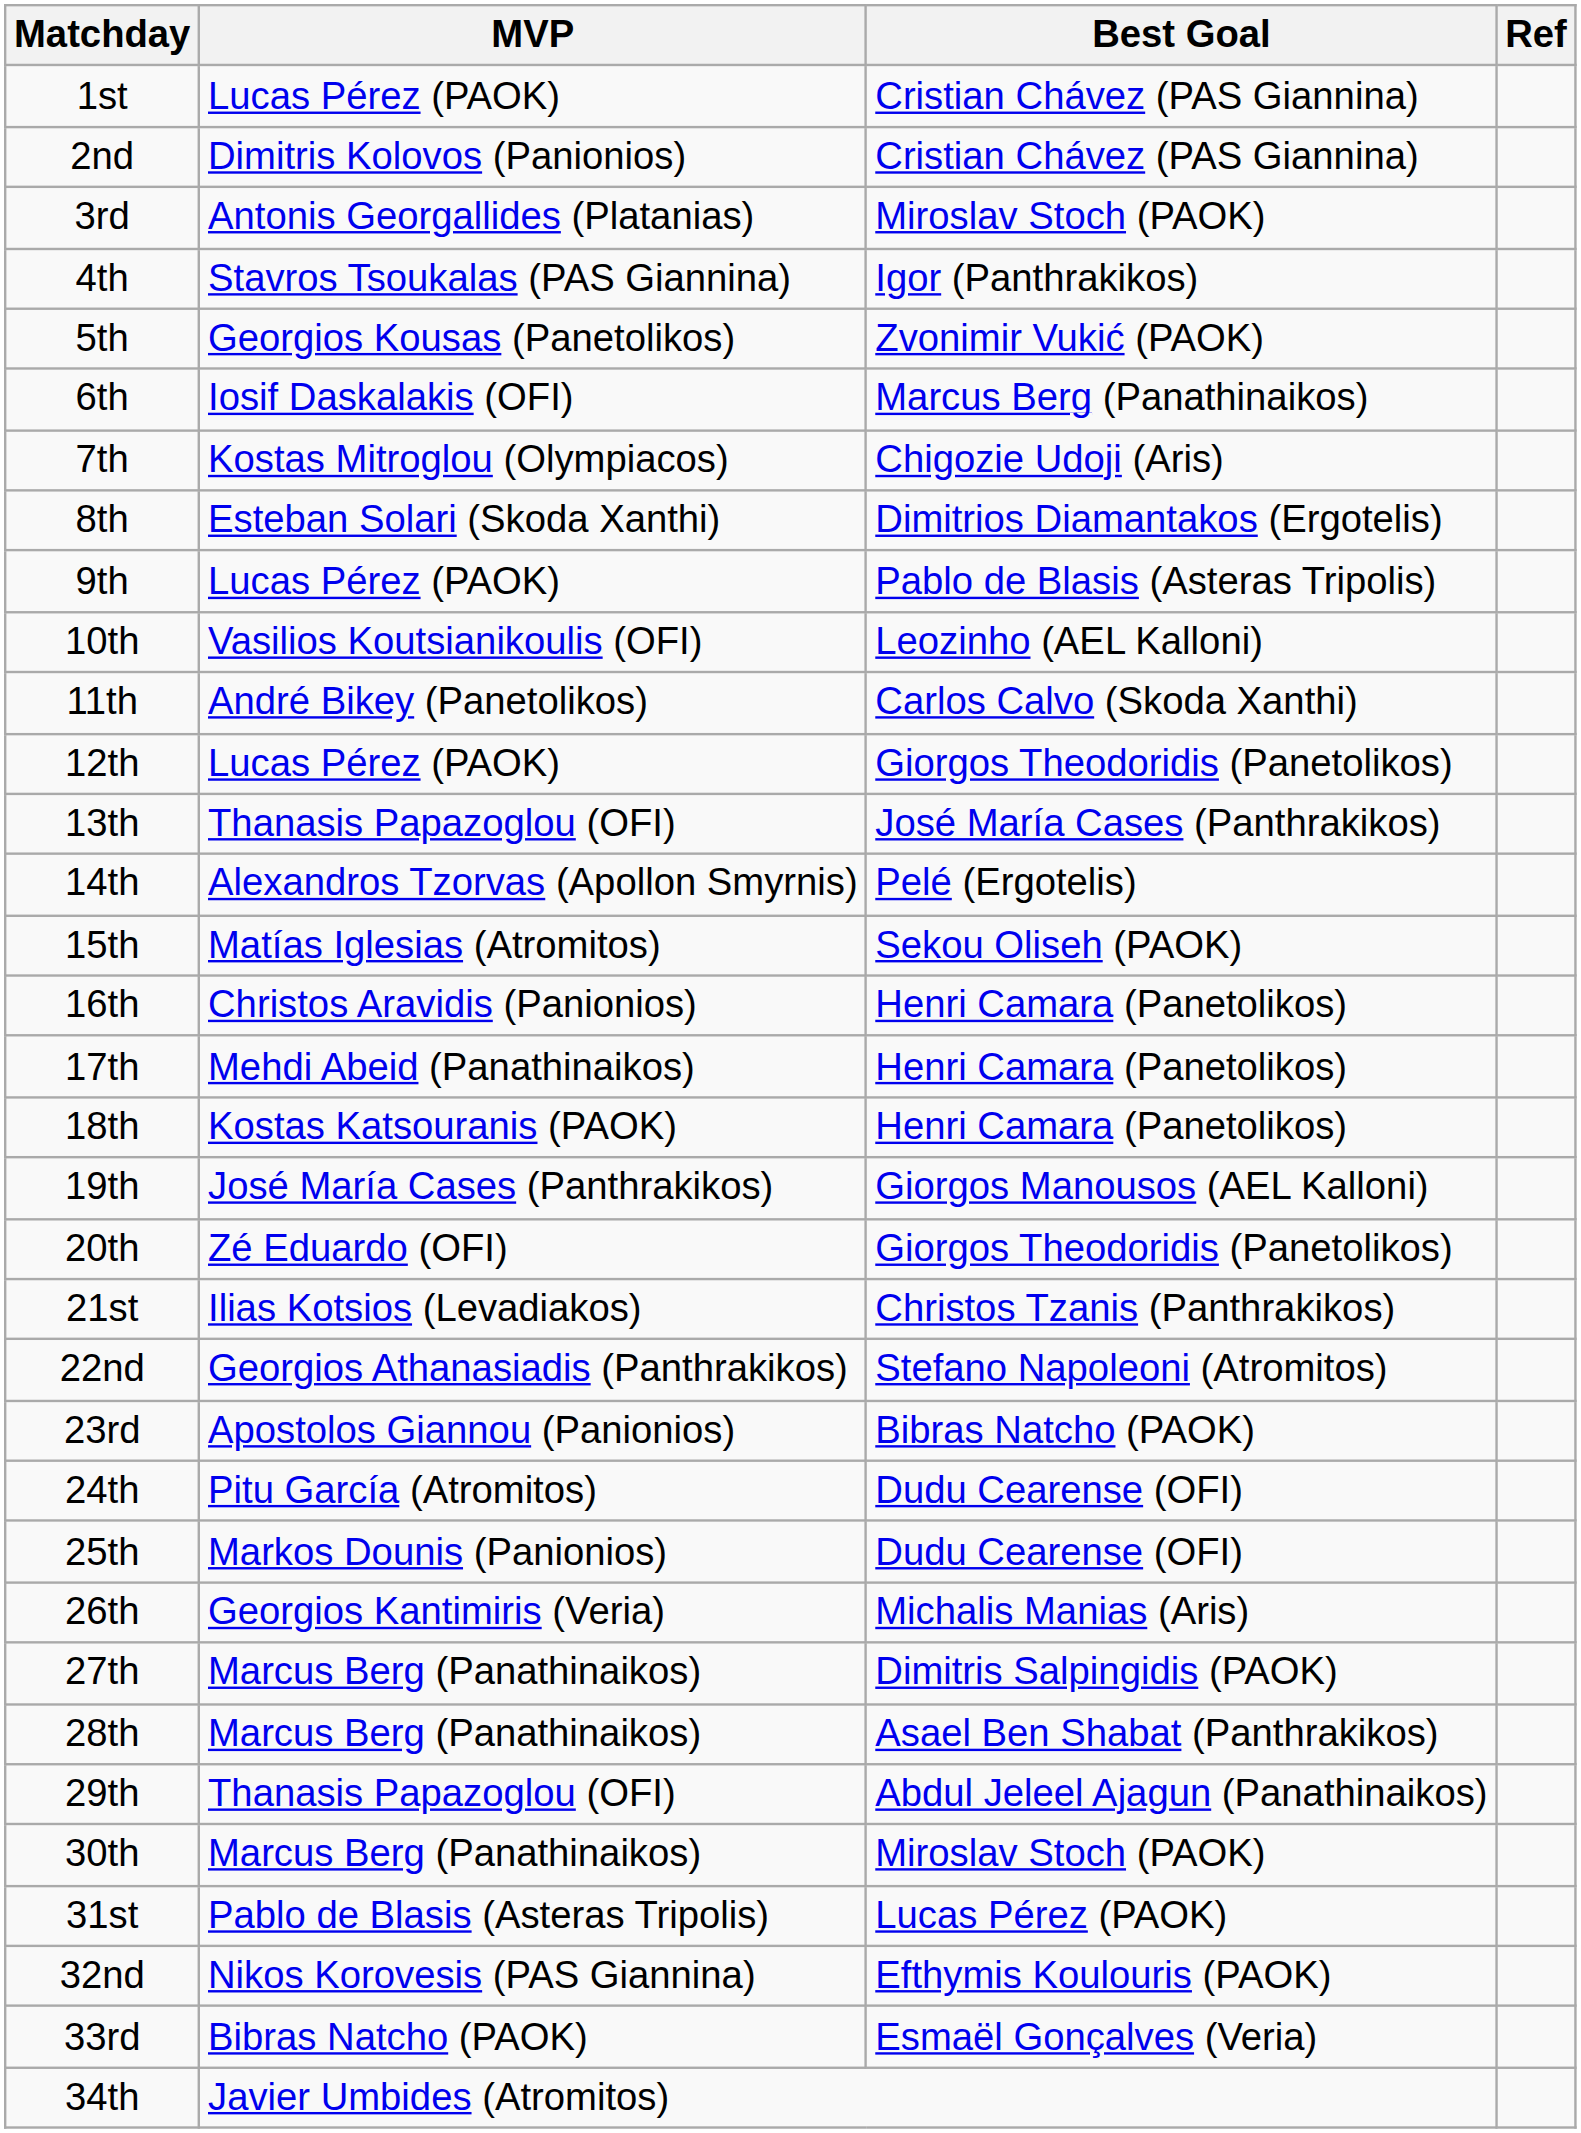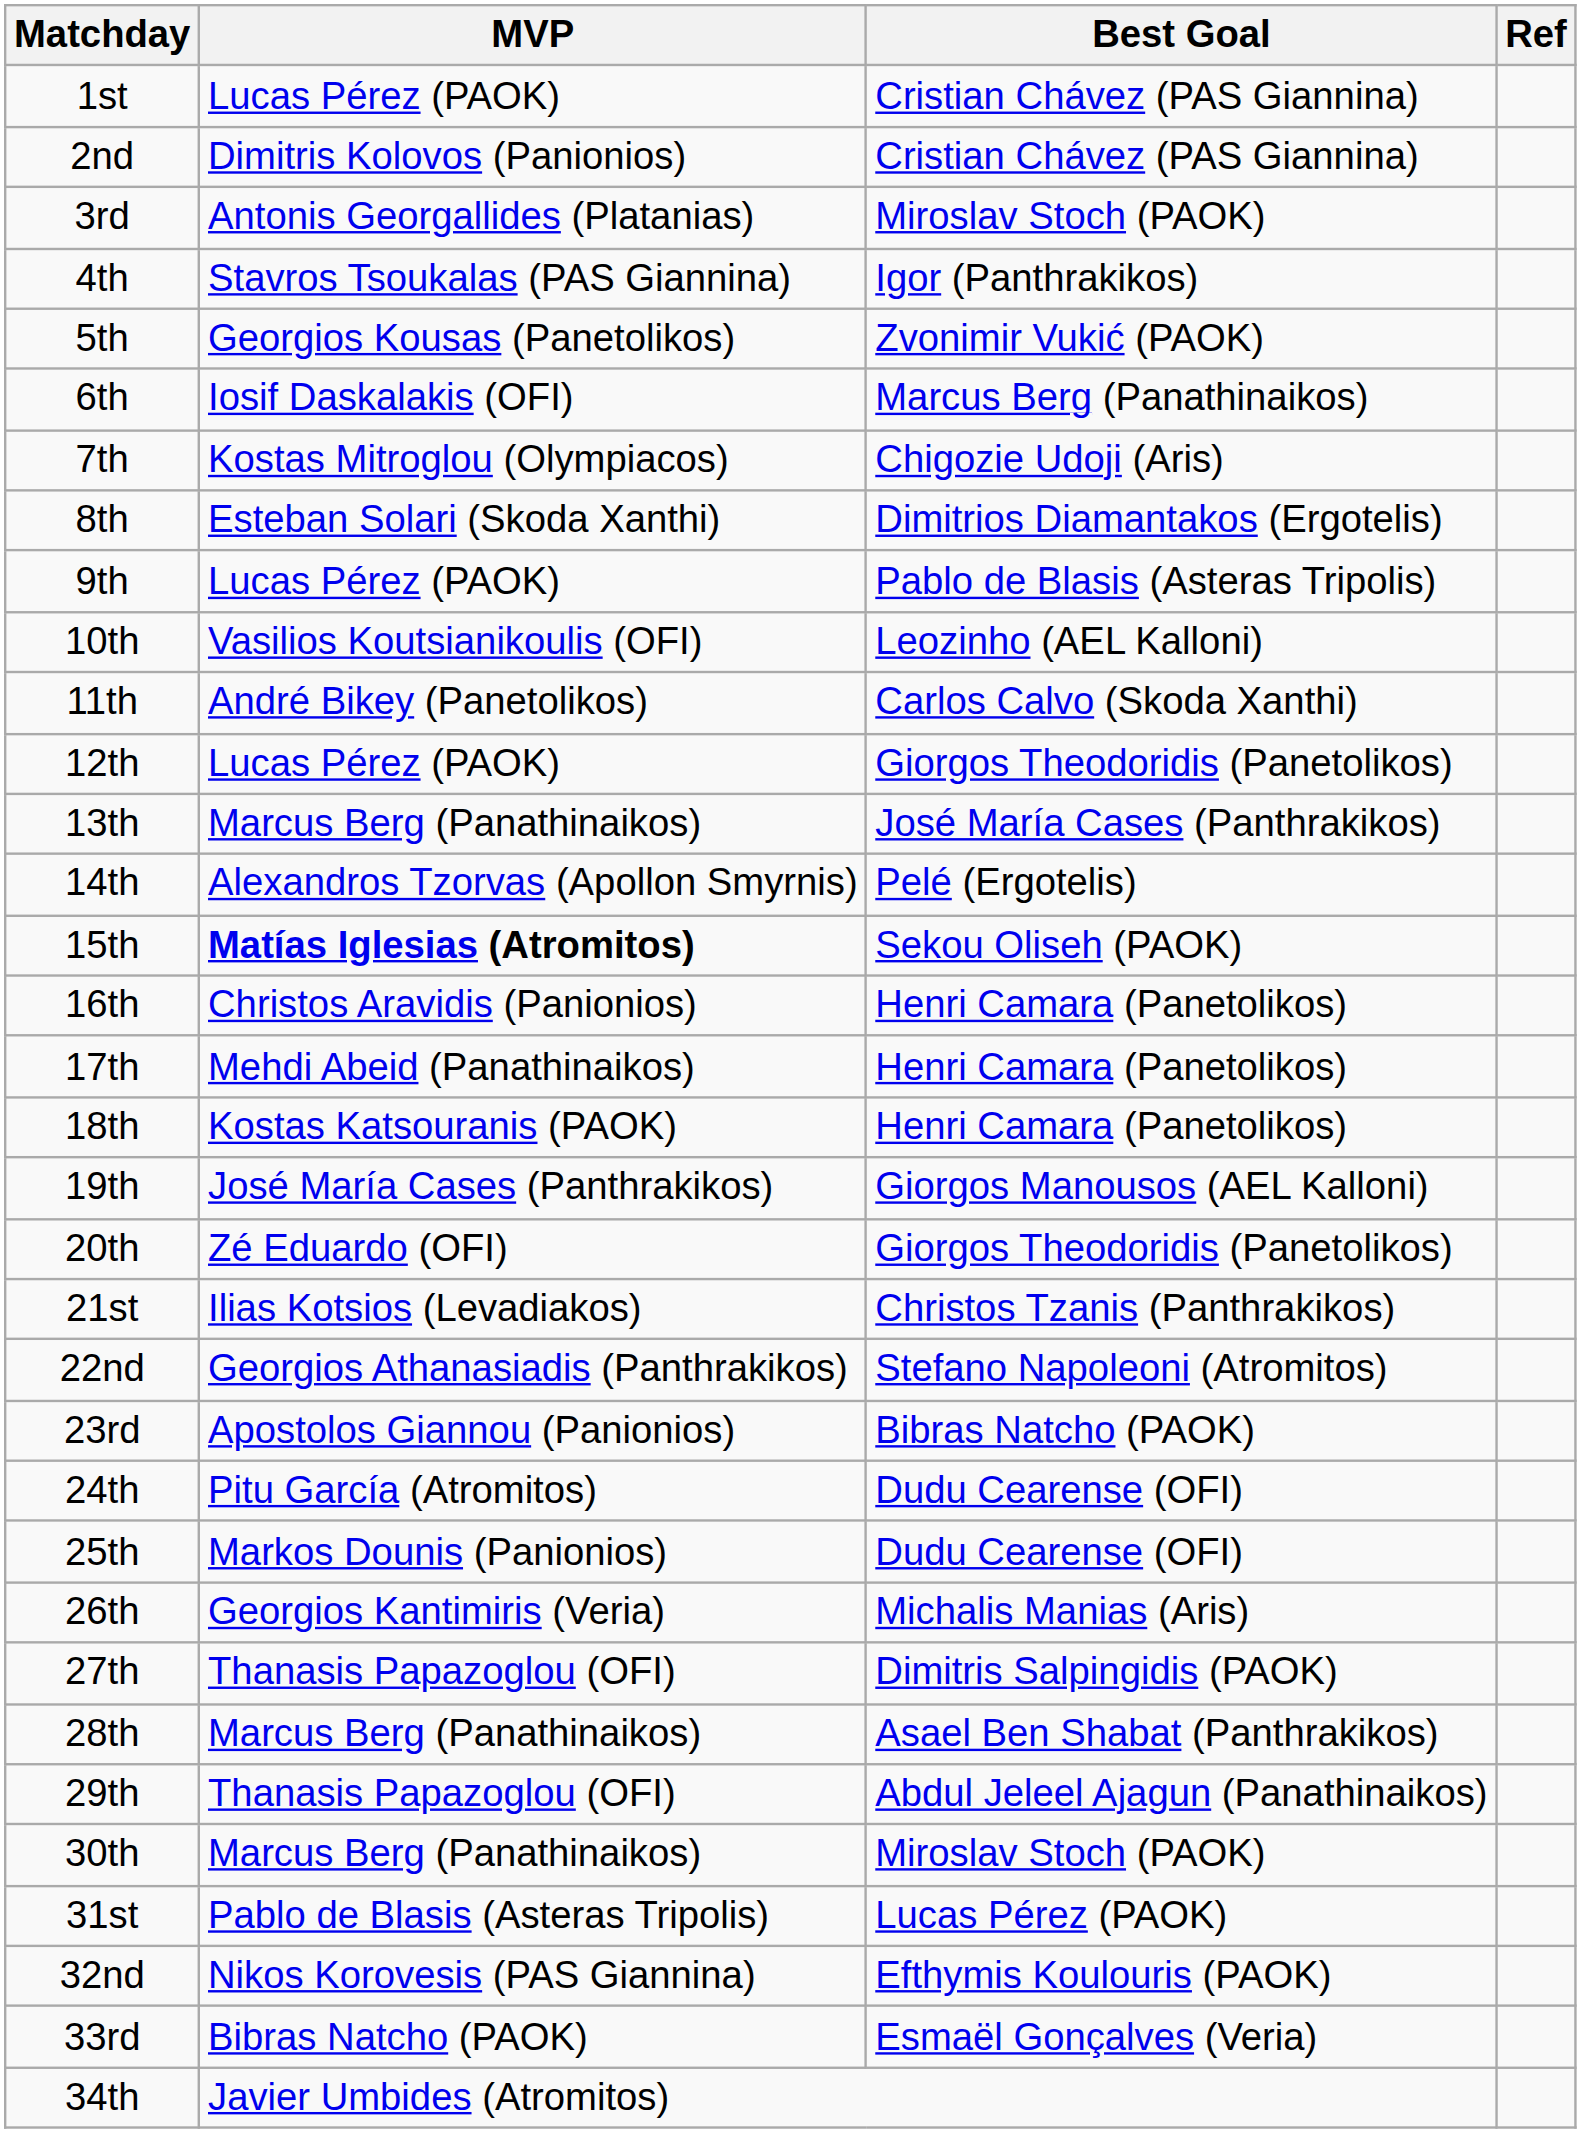(442, 823) Thanasis Papazoglou (OFI) -> (455, 823) Marcus Berg (Panathinaikos)
(434, 944) normal -> (451, 944) bold
(455, 1672) Marcus Berg (Panathinaikos) -> (442, 1672) Thanasis Papazoglou (OFI)
